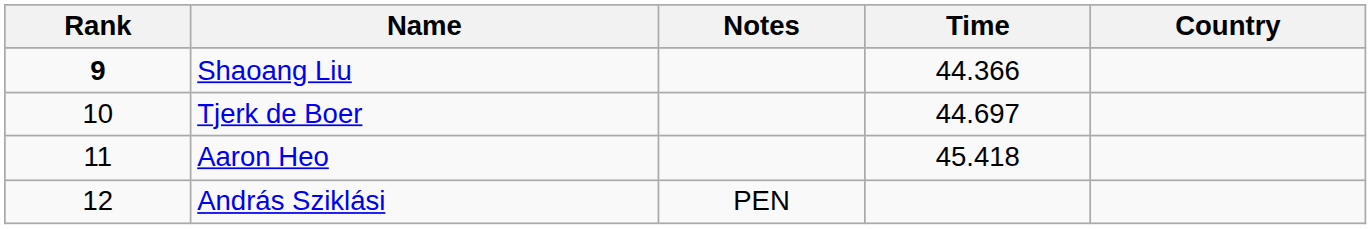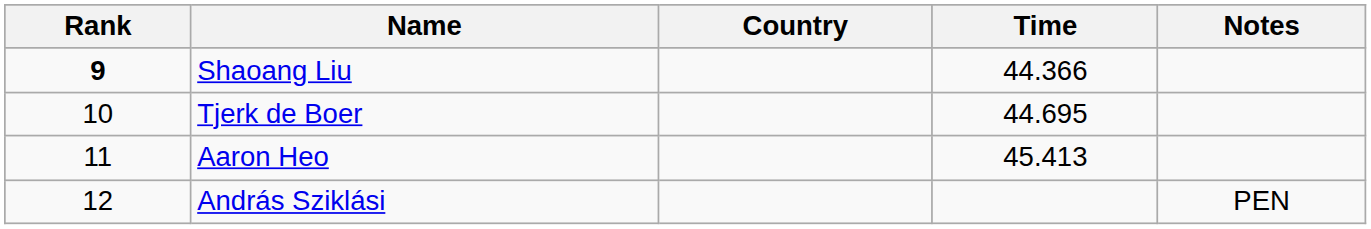columns swapped: (1228, 26) <-> (762, 26)
(978, 113) 44.697 -> (1045, 113) 44.695
(978, 157) 45.418 -> (1045, 157) 45.413
